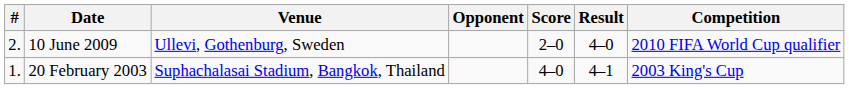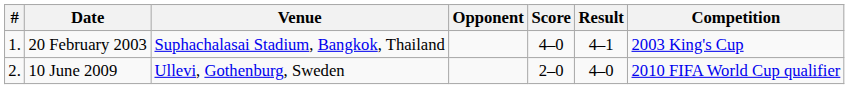rows swapped: (88, 70) <-> (73, 44)
